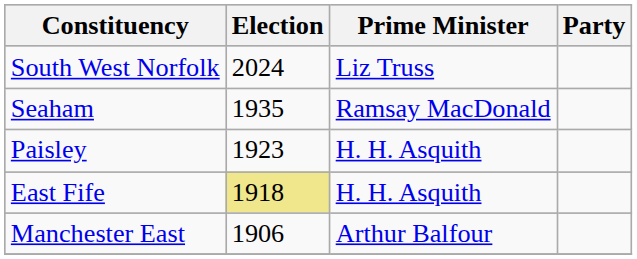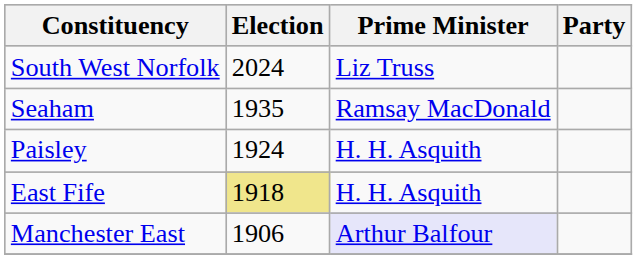(258, 150) 1923 -> (258, 150) 1924
(414, 233) no background -> (414, 233) lavender background
